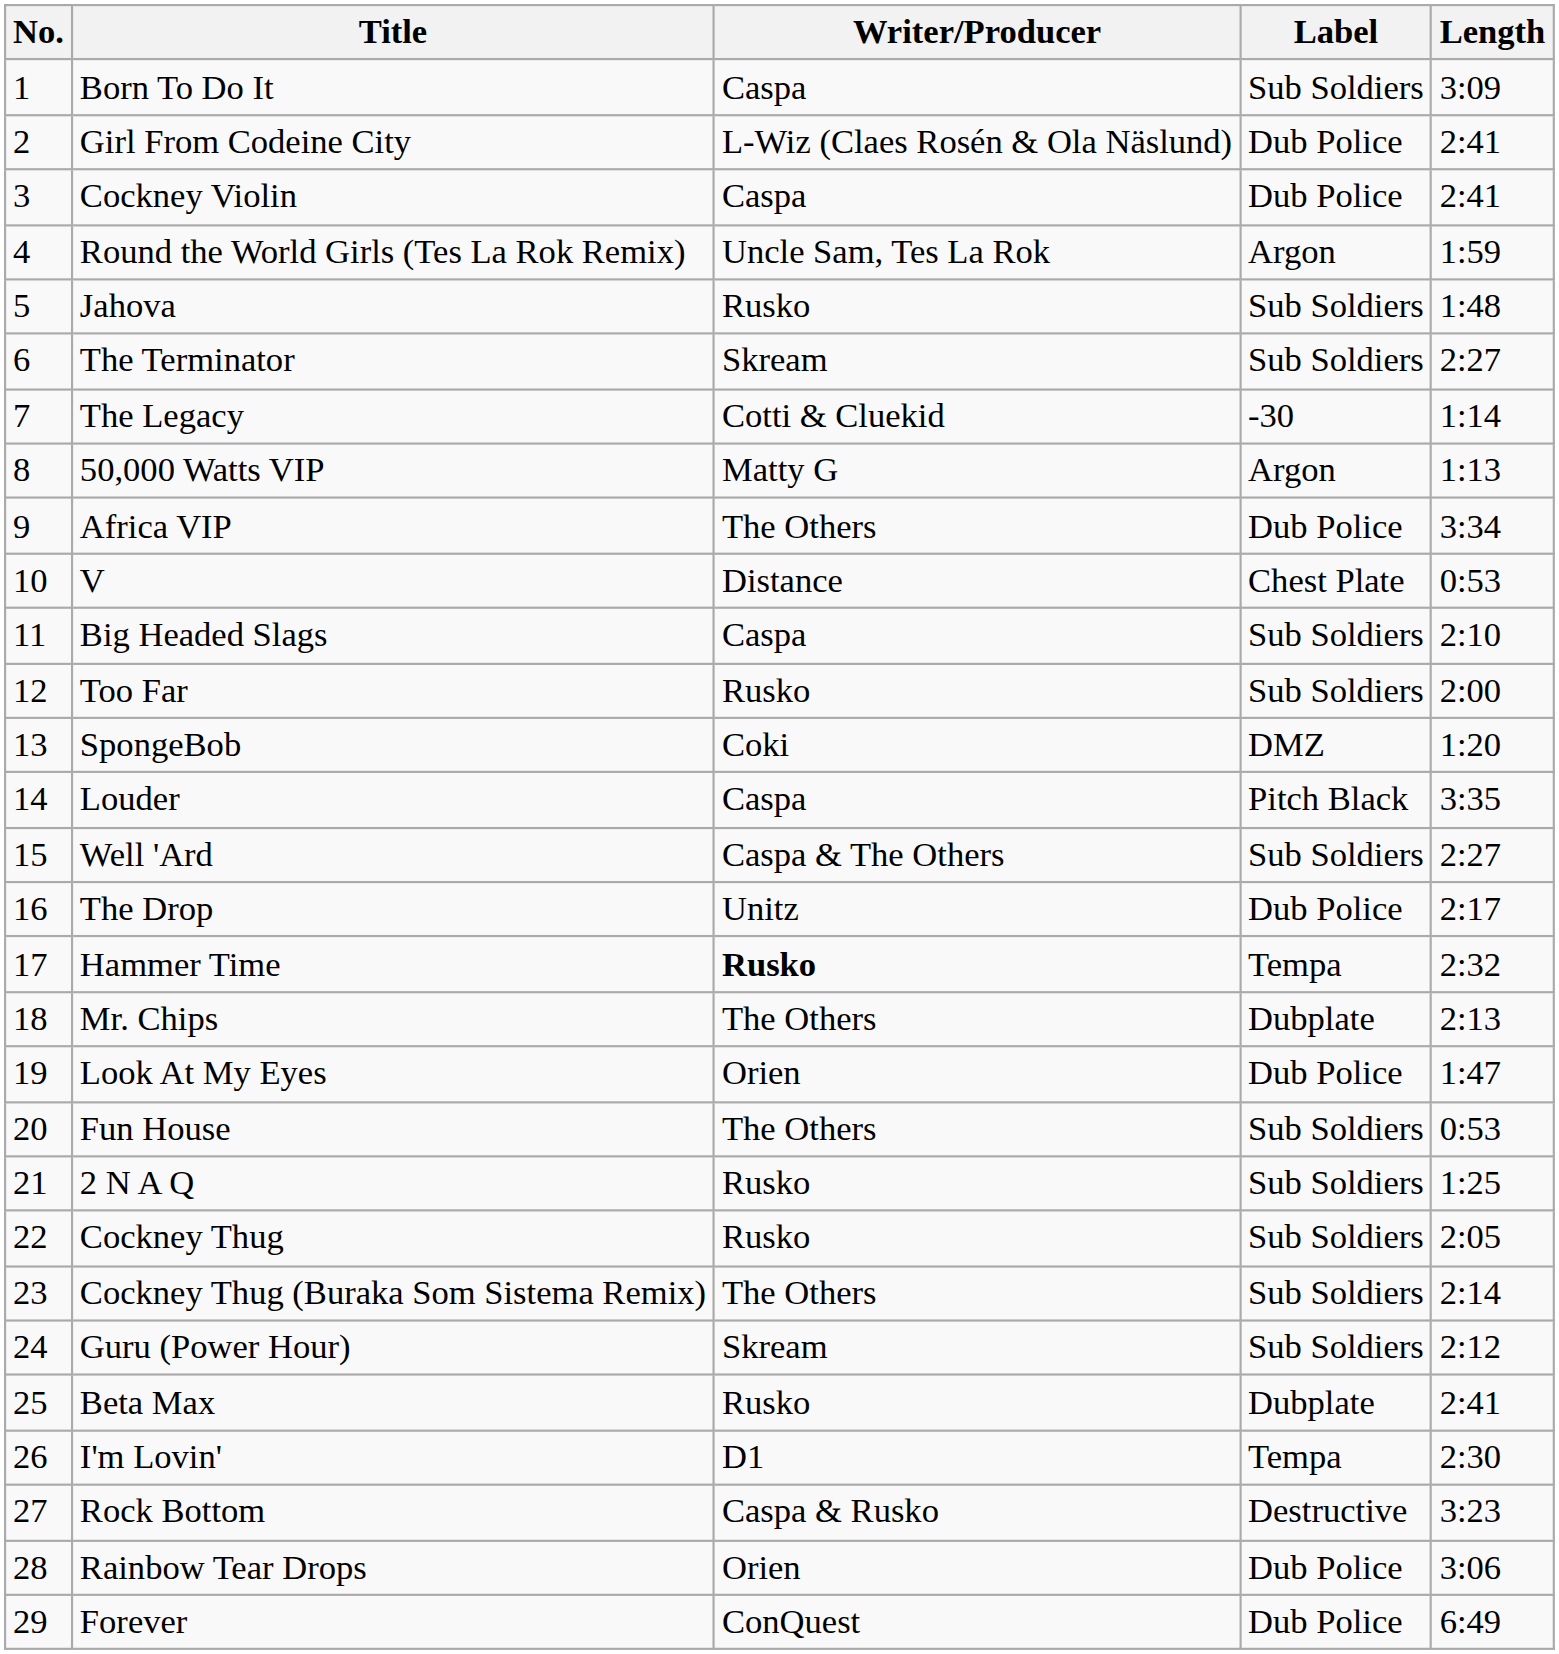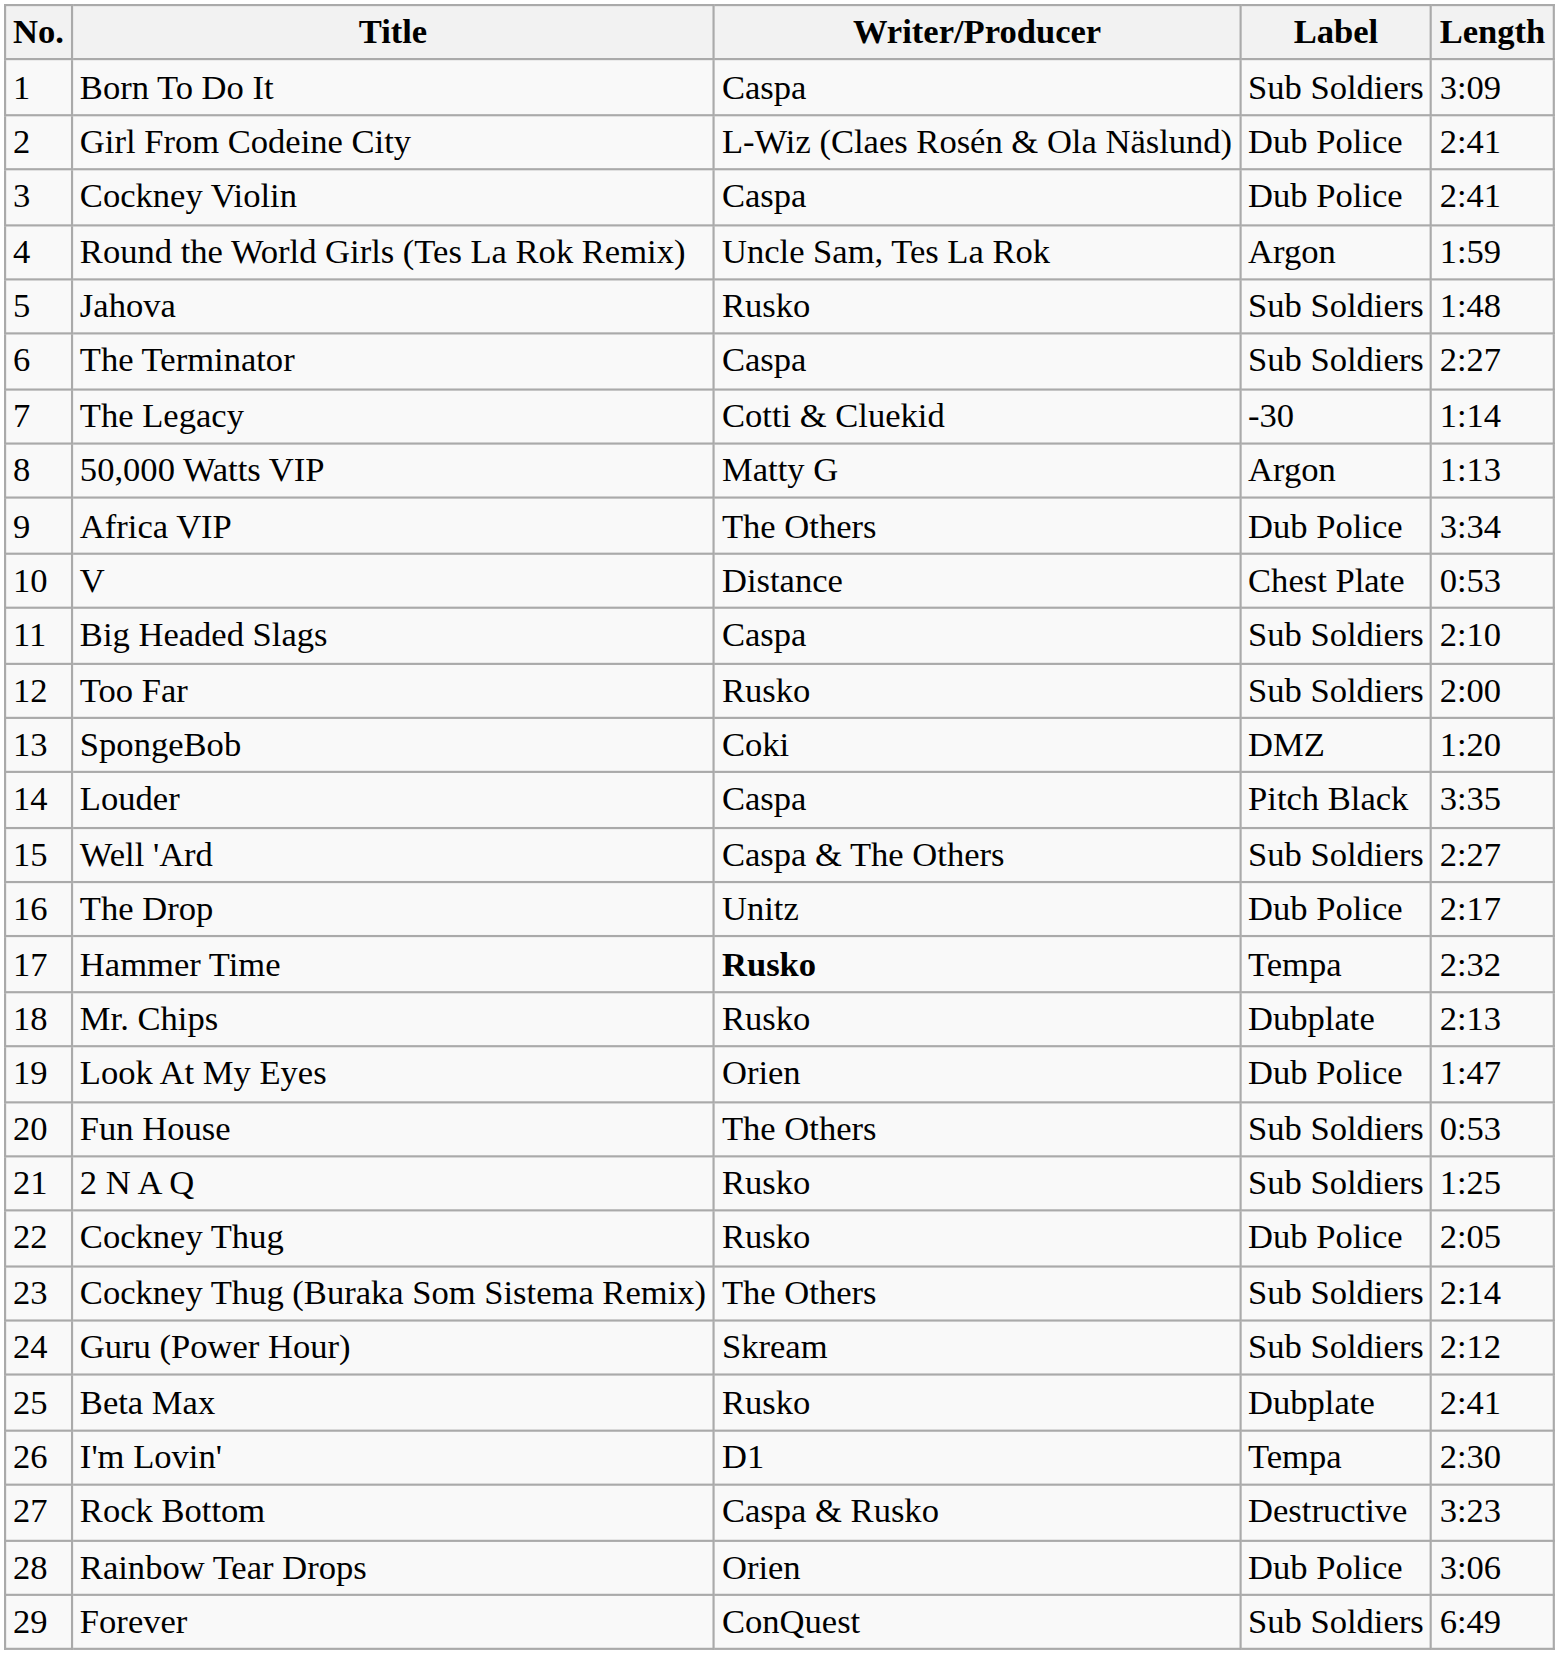(775, 360) Skream -> (764, 360) Caspa
(799, 1018) The Others -> (766, 1018) Rusko
(1336, 1237) Sub Soldiers -> (1325, 1237) Dub Police
(1325, 1621) Dub Police -> (1336, 1621) Sub Soldiers
